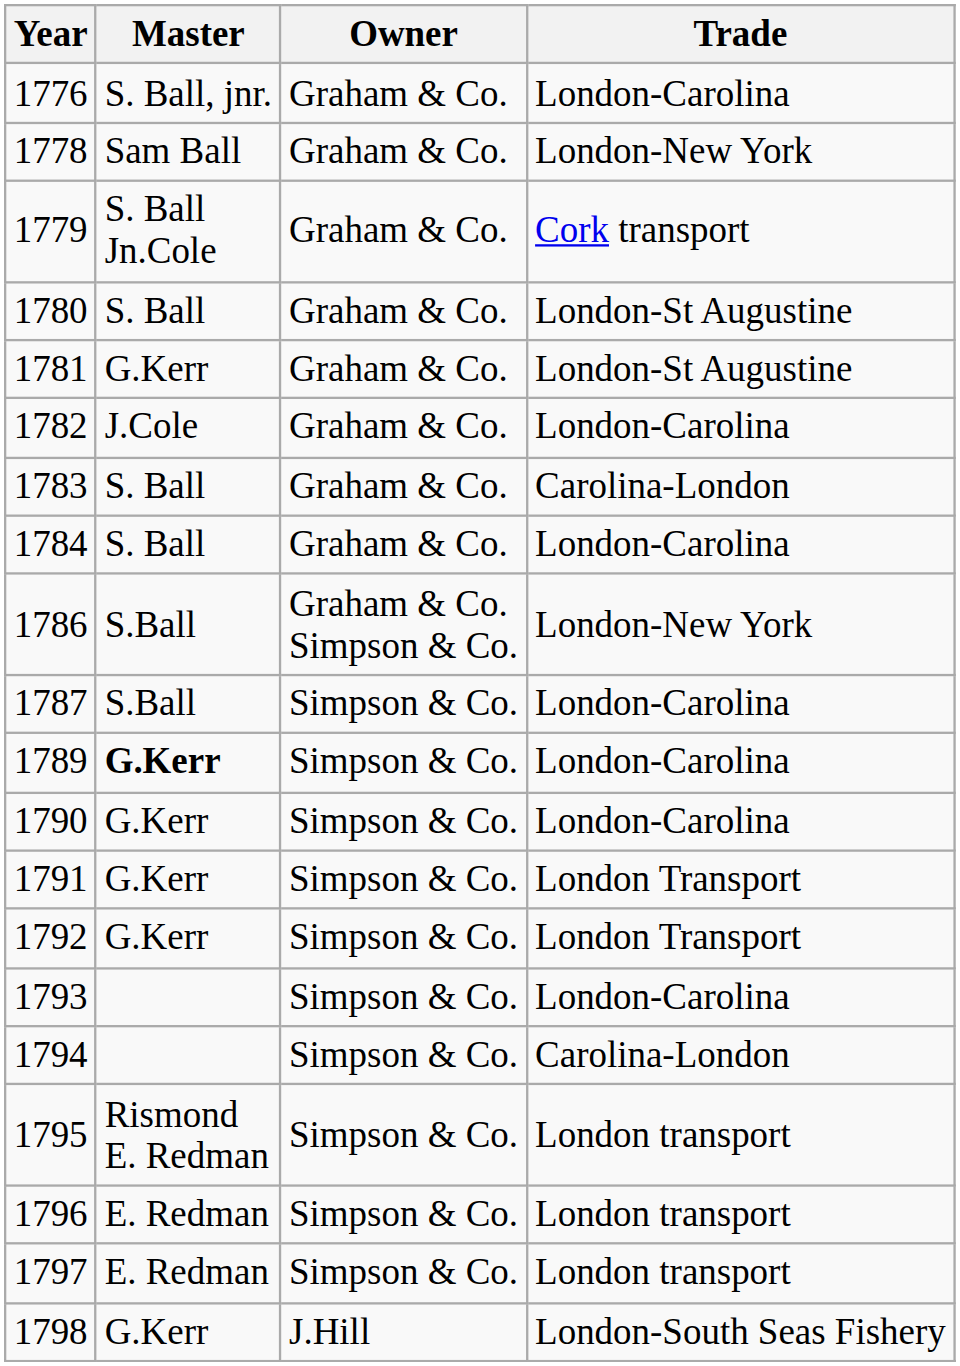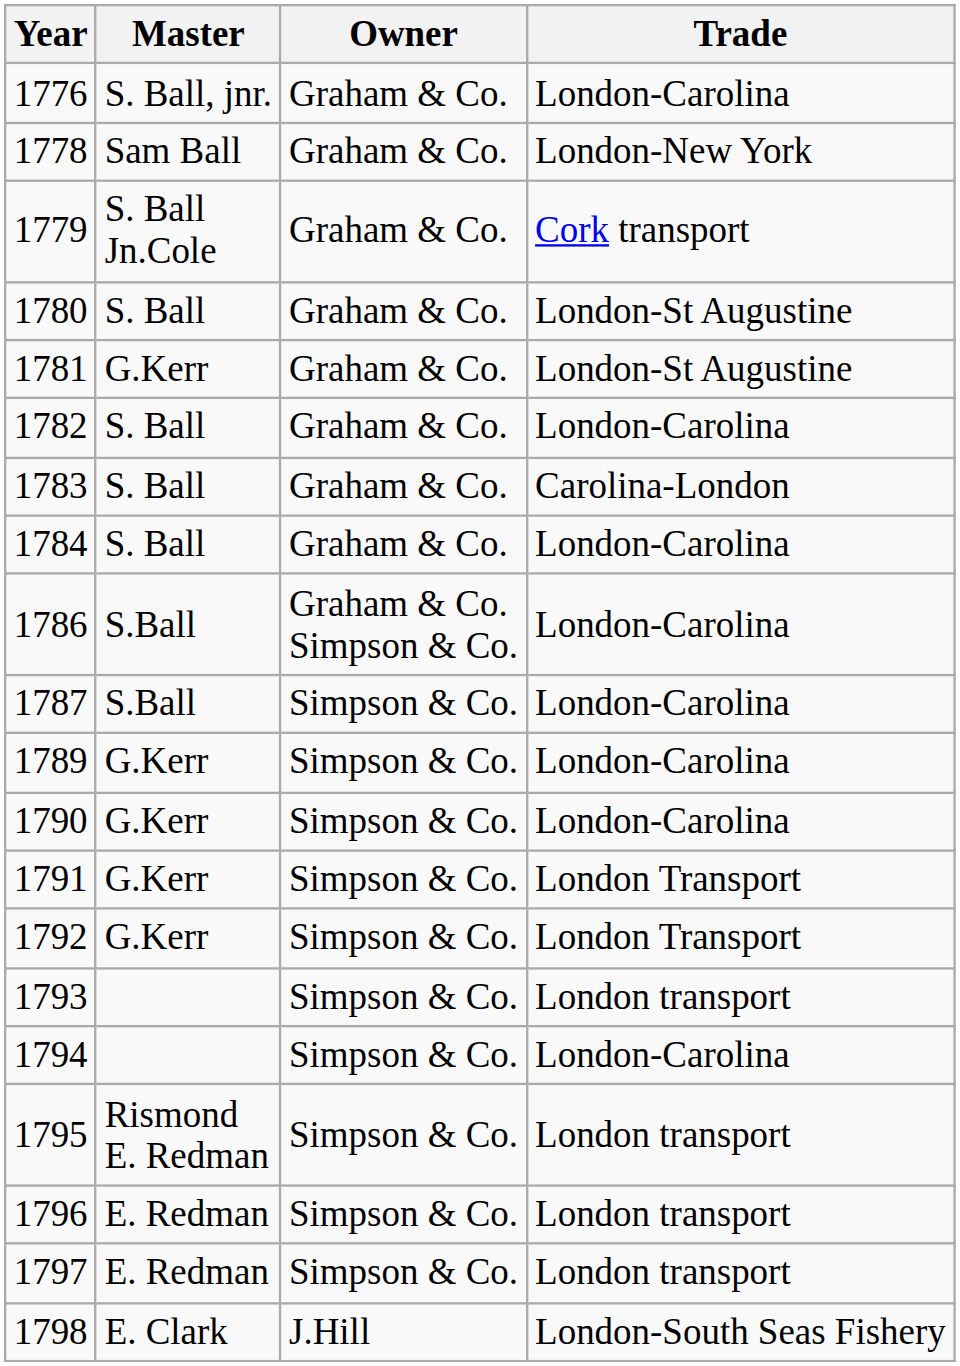(151, 427) J.Cole -> (155, 427) S. Ball
(674, 623) London-New York -> (662, 623) London-Carolina
(163, 761) bold -> (156, 761) normal
(662, 996) London-Carolina -> (663, 996) London transport
(662, 1054) Carolina-London -> (662, 1054) London-Carolina
(156, 1330) G.Kerr -> (166, 1330) E. Clark
